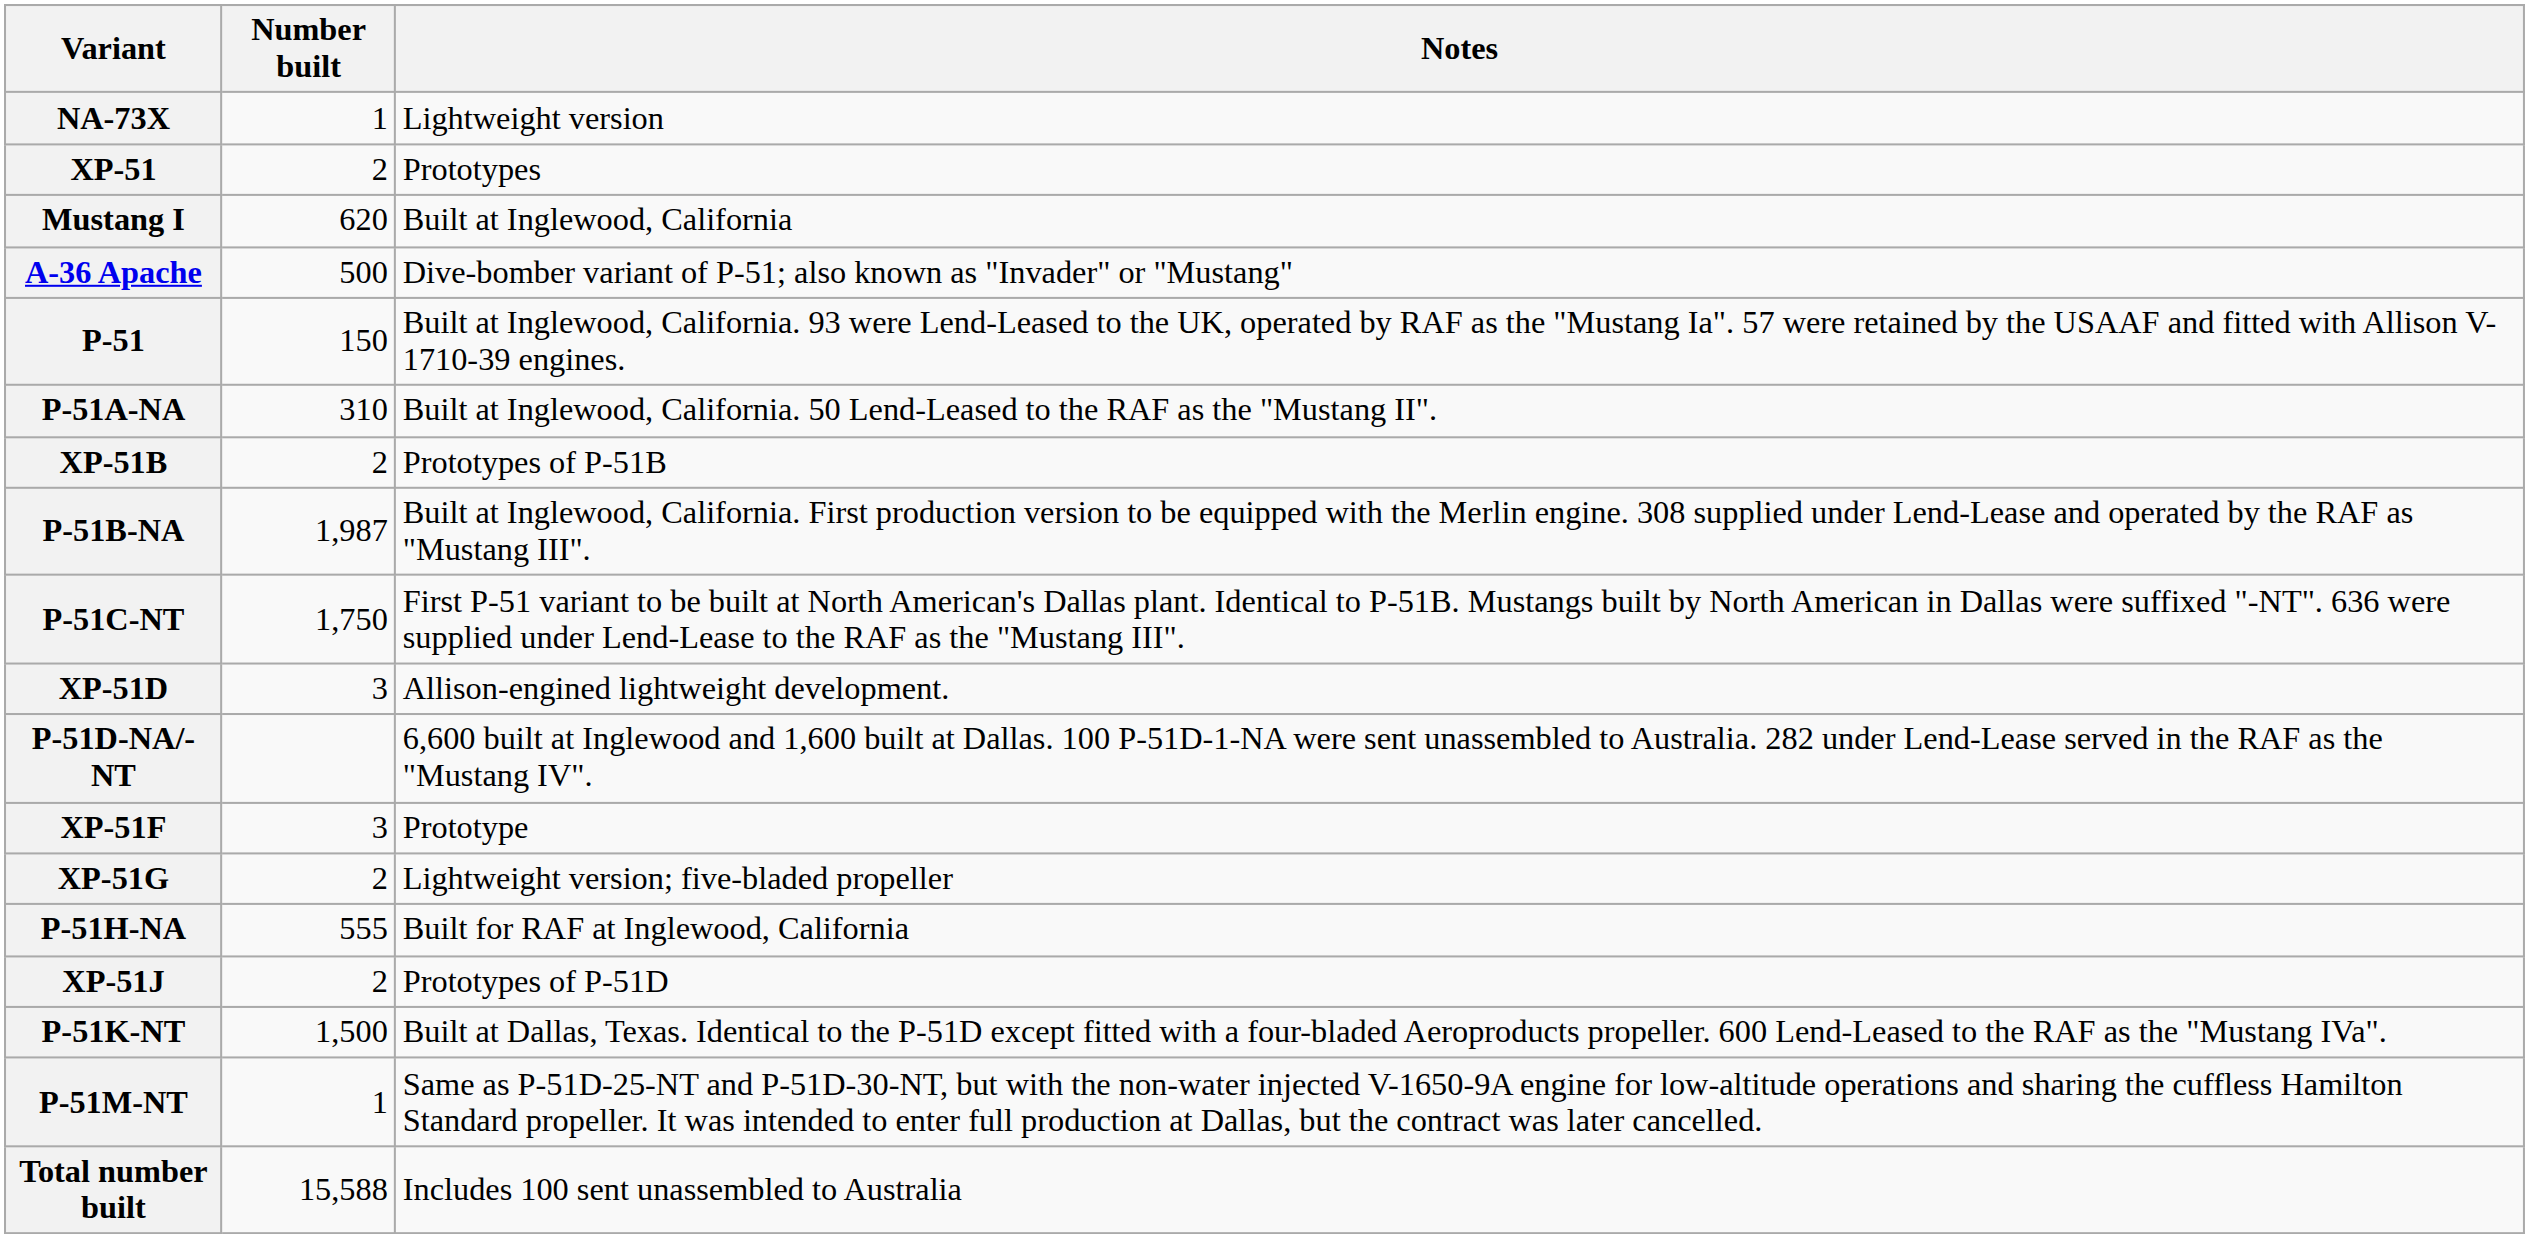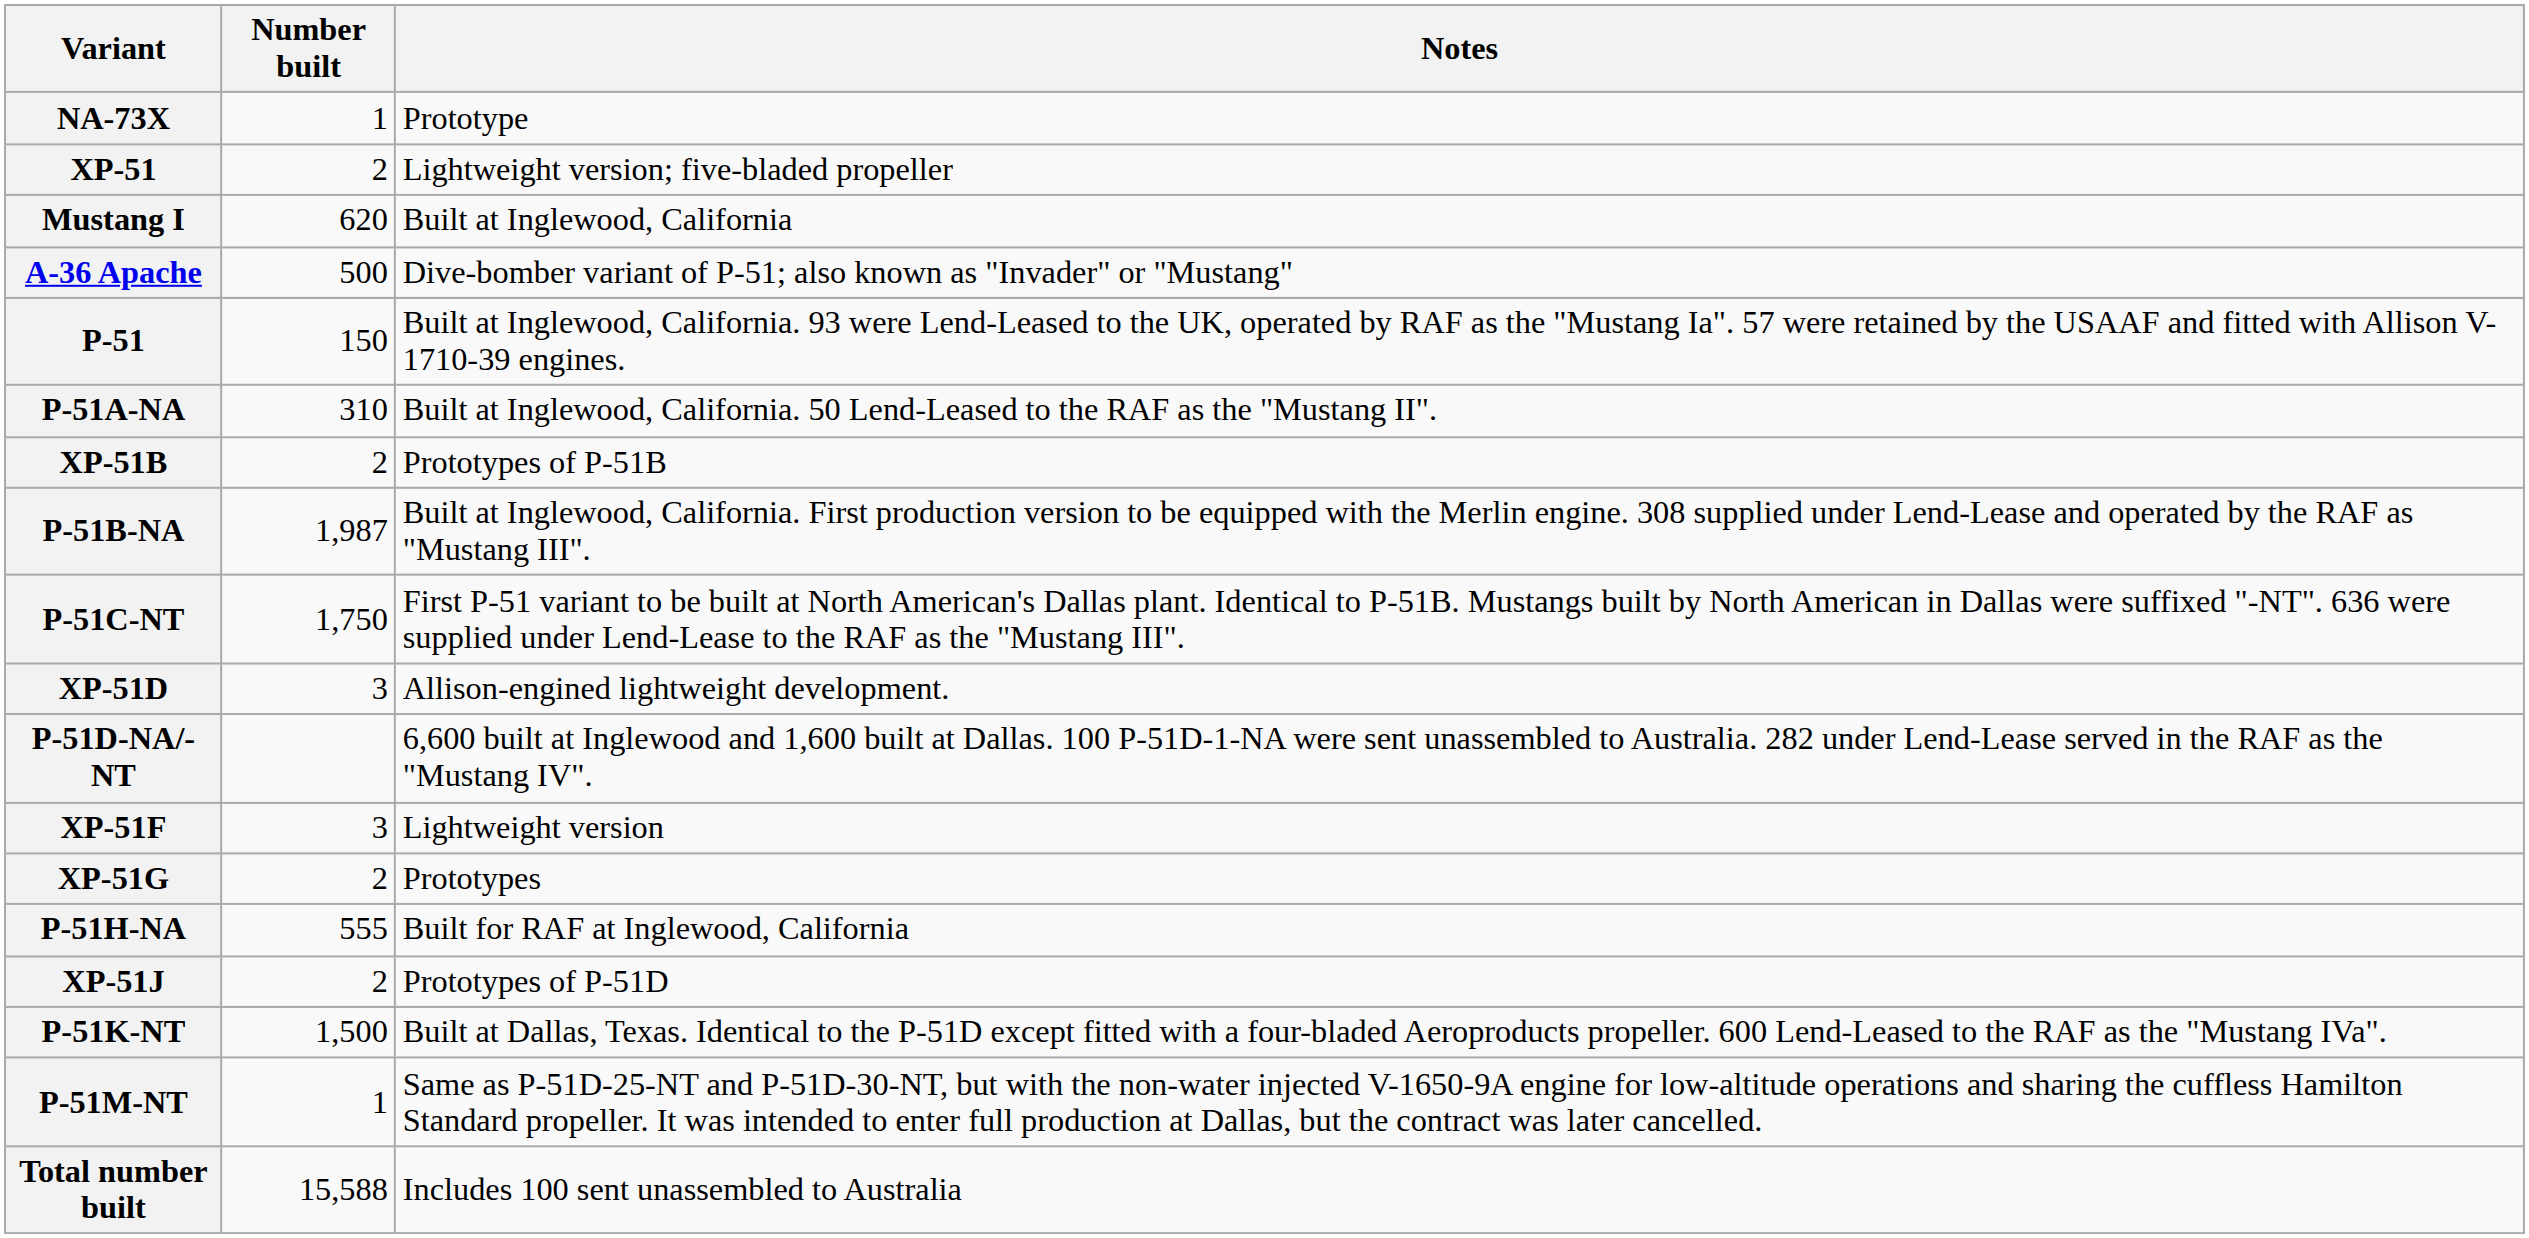(533, 117) Lightweight version -> (466, 117) Prototype
(472, 169) Prototypes -> (678, 169) Lightweight version; five-bladed propeller
(466, 827) Prototype -> (533, 827) Lightweight version
(678, 878) Lightweight version; five-bladed propeller -> (472, 878) Prototypes
